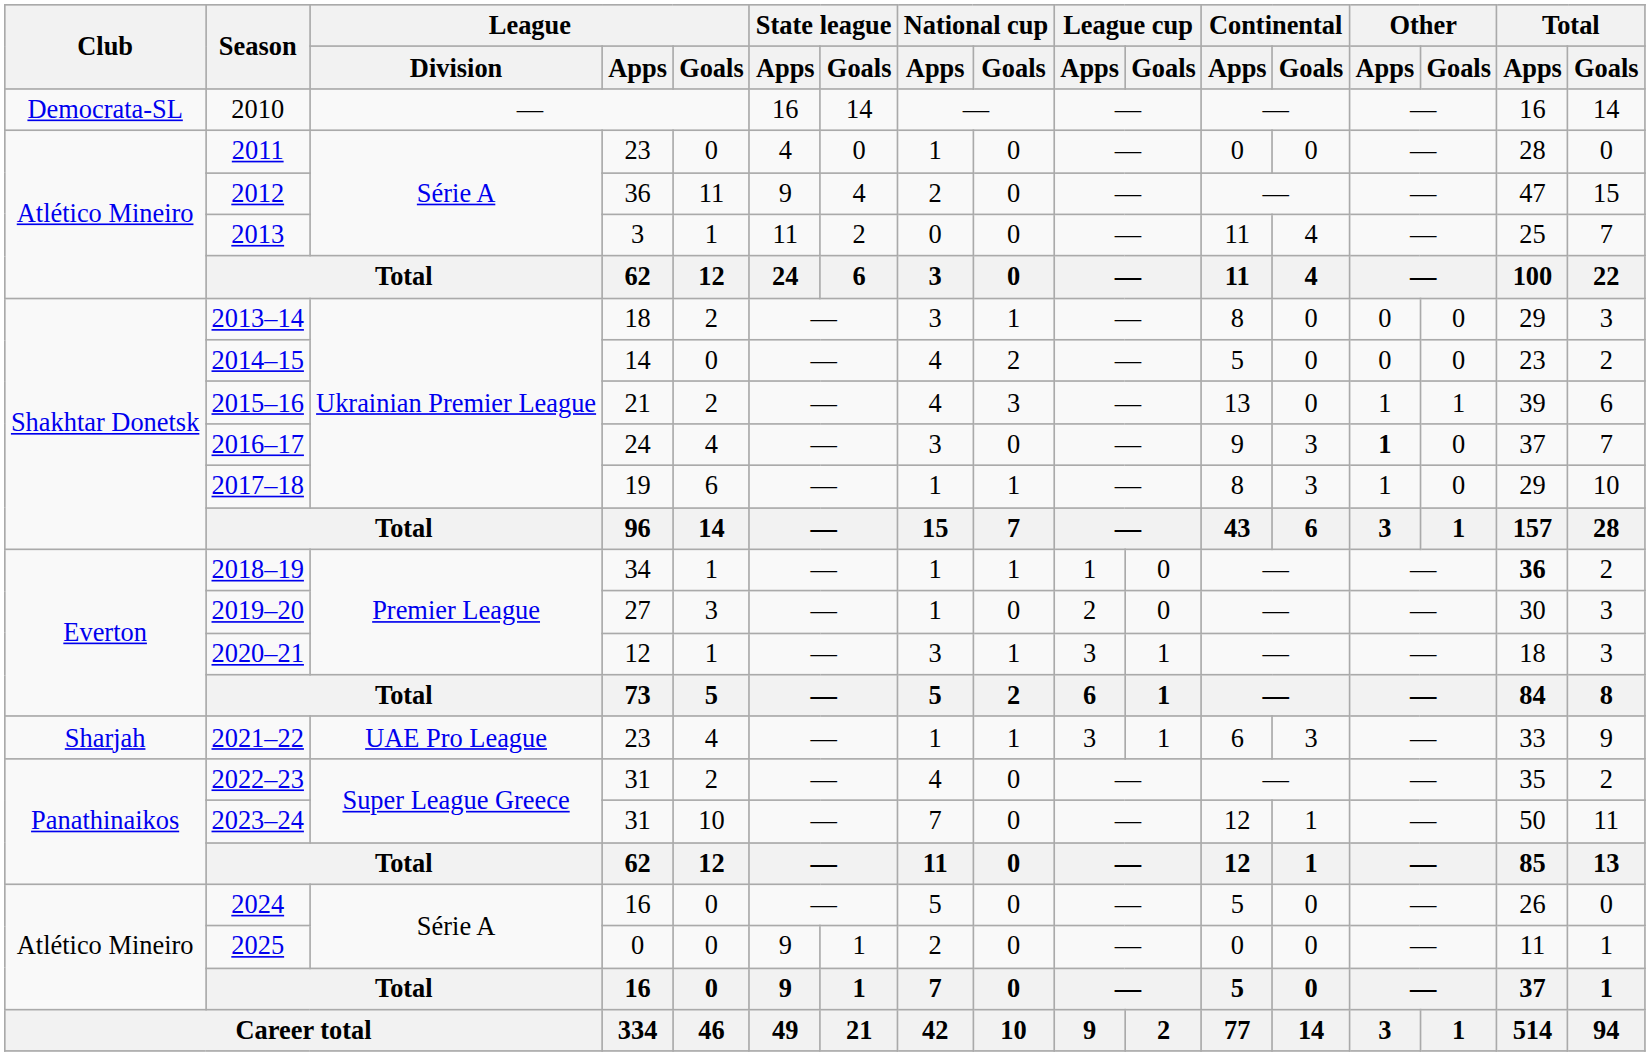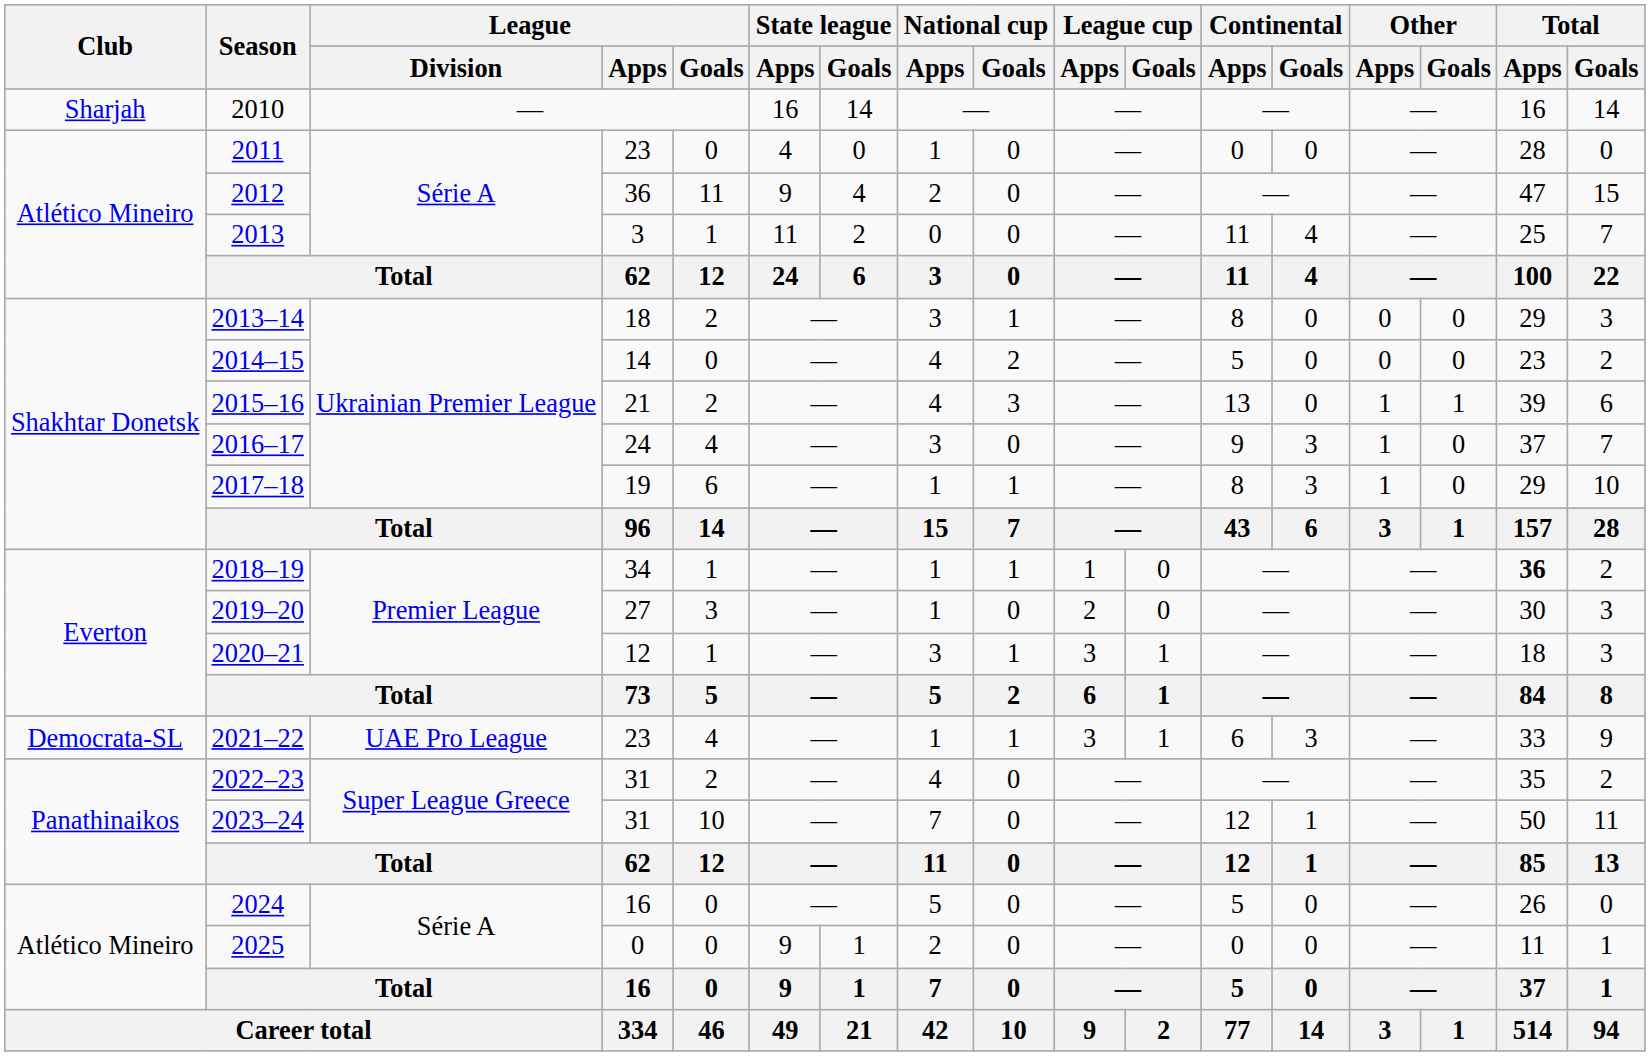(105, 109) Democrata-SL -> (105, 109) Sharjah
(1385, 444) bold -> (1385, 444) normal
(105, 737) Sharjah -> (105, 737) Democrata-SL
